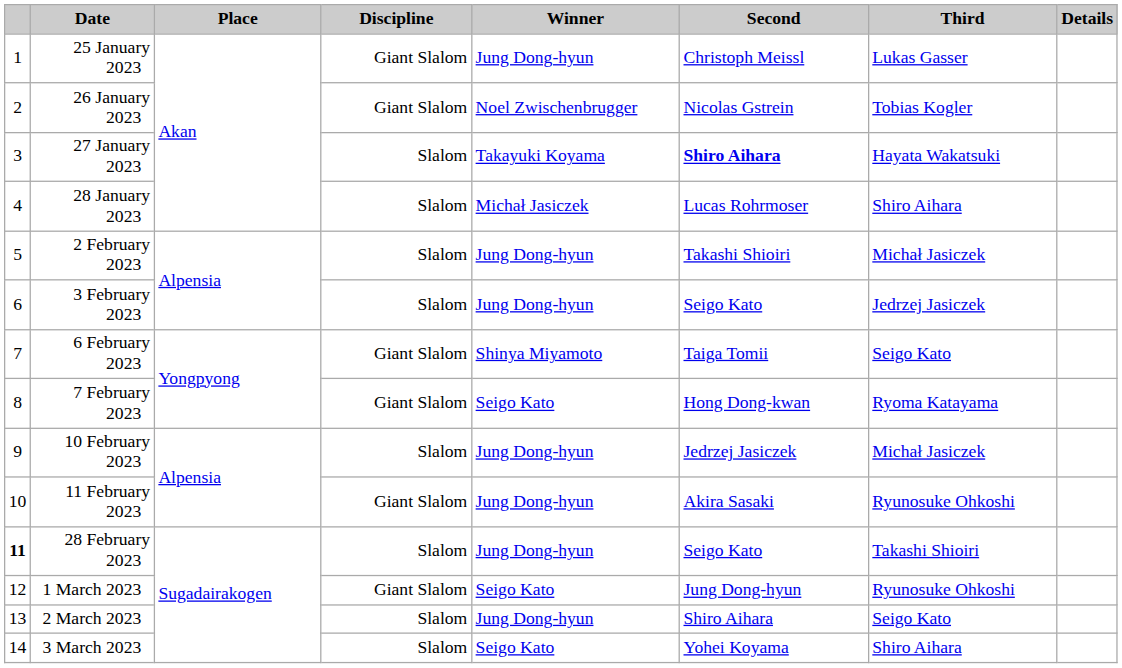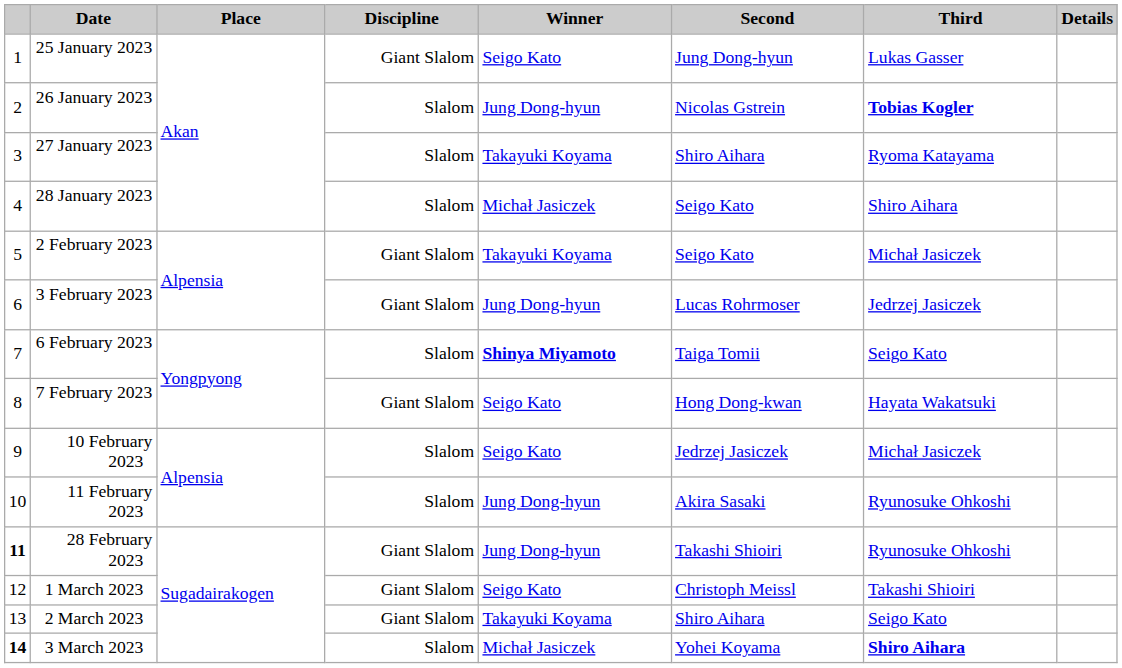(535, 57) Jung Dong-hyun -> (522, 57) Seigo Kato
(744, 57) Christoph Meissl -> (734, 57) Jung Dong-hyun
(421, 106) Giant Slalom -> (449, 106) Slalom
(557, 106) Noel Zwischenbrugger -> (541, 106) Jung Dong-hyun
(922, 106) normal -> (921, 106) bold
(732, 156) bold -> (720, 156) normal
(936, 156) Hayata Wakatsuki -> (931, 156) Ryoma Katayama
(746, 205) Lucas Rohrmoser -> (714, 205) Seigo Kato
(442, 254) Slalom -> (427, 254) Giant Slalom
(535, 254) Jung Dong-hyun -> (547, 254) Takayuki Koyama
(737, 254) Takashi Shioiri -> (714, 254) Seigo Kato
(442, 304) Slalom -> (427, 304) Giant Slalom
(723, 304) Seigo Kato -> (737, 304) Lucas Rohrmoser
(421, 353) Giant Slalom -> (449, 353) Slalom
(539, 353) normal -> (549, 353) bold
(935, 402) Ryoma Katayama -> (932, 402) Hayata Wakatsuki
(535, 451) Jung Dong-hyun -> (522, 451) Seigo Kato
(421, 501) Giant Slalom -> (449, 501) Slalom
(442, 550) Slalom -> (427, 550) Giant Slalom
(723, 550) Seigo Kato -> (728, 550) Takashi Shioiri
(926, 550) Takashi Shioiri -> (939, 550) Ryunosuke Ohkoshi
(742, 589) Jung Dong-hyun -> (735, 589) Christoph Meissl
(944, 589) Ryunosuke Ohkoshi -> (921, 589) Takashi Shioiri
(442, 618) Slalom -> (427, 618) Giant Slalom
(535, 618) Jung Dong-hyun -> (547, 618) Takayuki Koyama
(18, 647) normal -> (18, 647) bold
(515, 647) Seigo Kato -> (539, 647) Michał Jasiczek
(917, 647) normal -> (917, 647) bold
